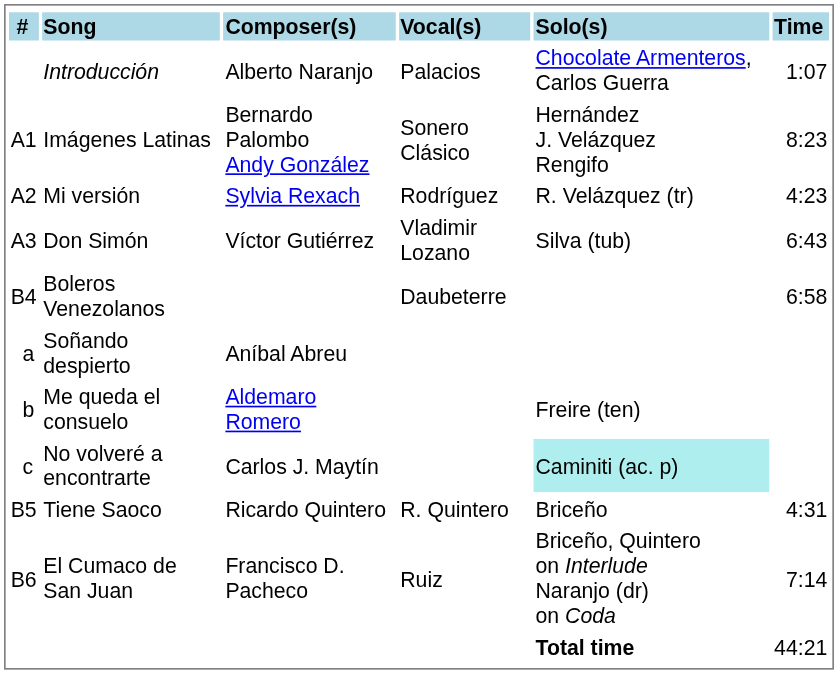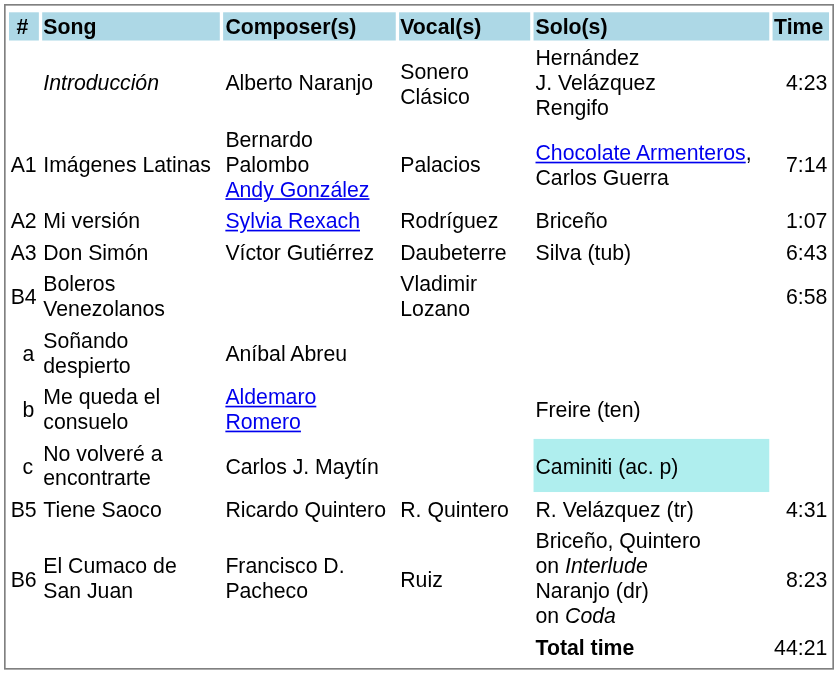(440, 70) Palacios -> (435, 83) Sonero Clásico
(644, 70) Chocolate Armenteros, Carlos Guerra -> (596, 83) Hernández J. Velázquez Rengifo
(801, 70) 1:07 -> (801, 83) 4:23
(435, 139) Sonero Clásico -> (440, 164) Palacios
(596, 139) Hernández J. Velázquez Rengifo -> (644, 164) Chocolate Armenteros, Carlos Guerra
(801, 139) 8:23 -> (801, 164) 7:14
(615, 196) R. Velázquez (tr) -> (572, 221) Briceño
(801, 196) 4:23 -> (801, 221) 1:07
(439, 240) Vladimir Lozano -> (453, 252) Daubeterre
(453, 296) Daubeterre -> (439, 296) Vladimir Lozano
(572, 509) Briceño -> (615, 509) R. Velázquez (tr)
(801, 578) 7:14 -> (801, 578) 8:23
